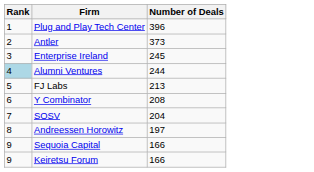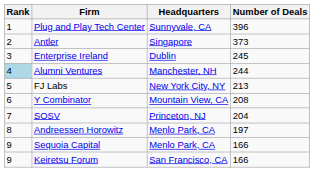+ column: (189, 11)
